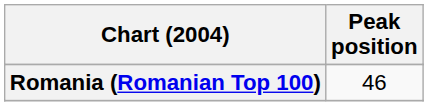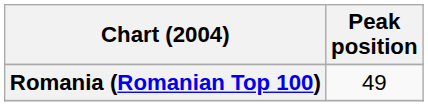(374, 82) 46 -> (374, 82) 49
